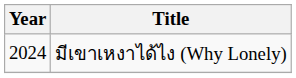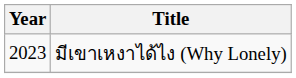(28, 53) 2024 -> (28, 53) 2023
